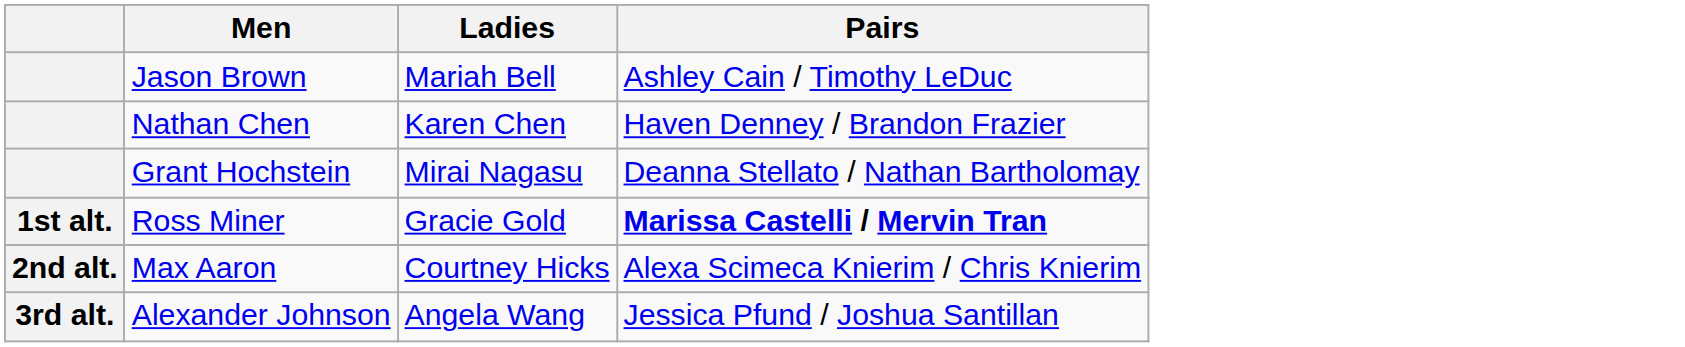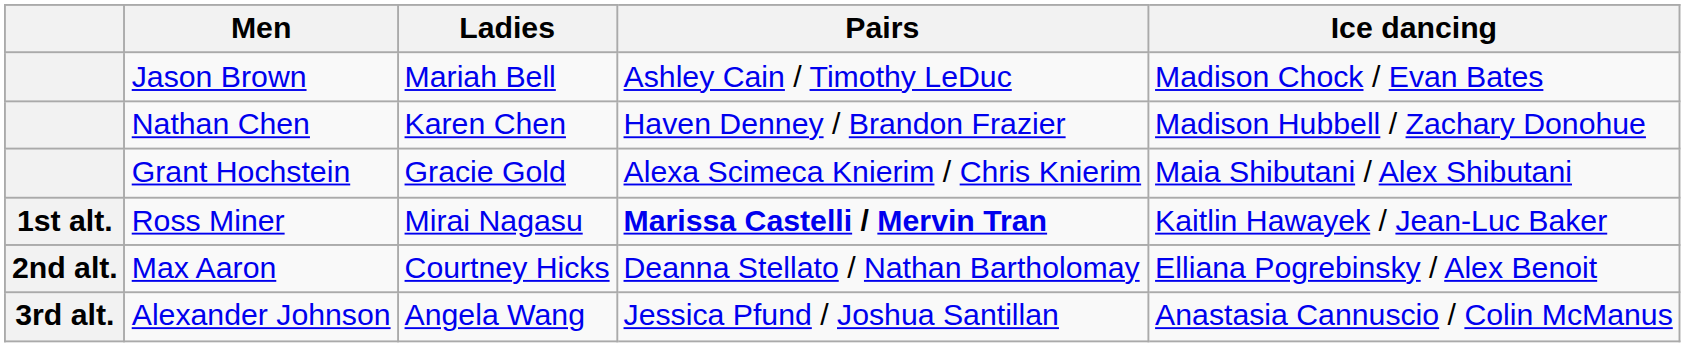+ column: (1414, 28)
(494, 172) Mirai Nagasu -> (485, 172) Gracie Gold
(882, 172) Deanna Stellato / Nathan Bartholomay -> (882, 172) Alexa Scimeca Knierim / Chris Knierim
(485, 220) Gracie Gold -> (494, 220) Mirai Nagasu
(882, 268) Alexa Scimeca Knierim / Chris Knierim -> (882, 268) Deanna Stellato / Nathan Bartholomay
